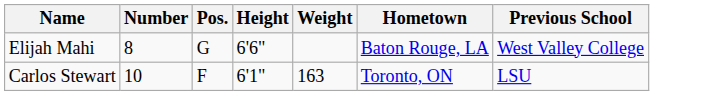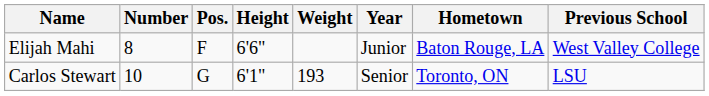+ column: (384, 18)
(203, 47) G -> (202, 47) F
(202, 76) F -> (203, 76) G
(311, 76) 163 -> (311, 76) 193
